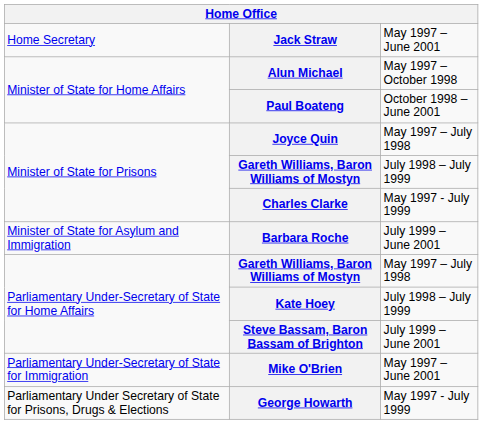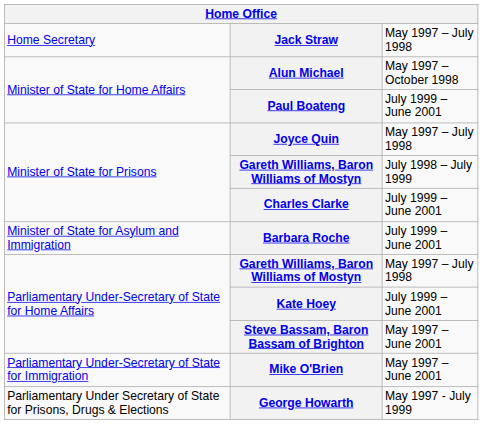(415, 40) May 1997 – June 2001 -> (429, 40) May 1997 – July 1998
(425, 106) October 1998 – June 2001 -> (416, 106) July 1999 – June 2001
(427, 205) May 1997 - July 1999 -> (416, 205) July 1999 – June 2001
(427, 303) July 1998 – July 1999 -> (416, 303) July 1999 – June 2001
(415, 336) July 1999 – June 2001 -> (417, 336) May 1997 – June 2001
